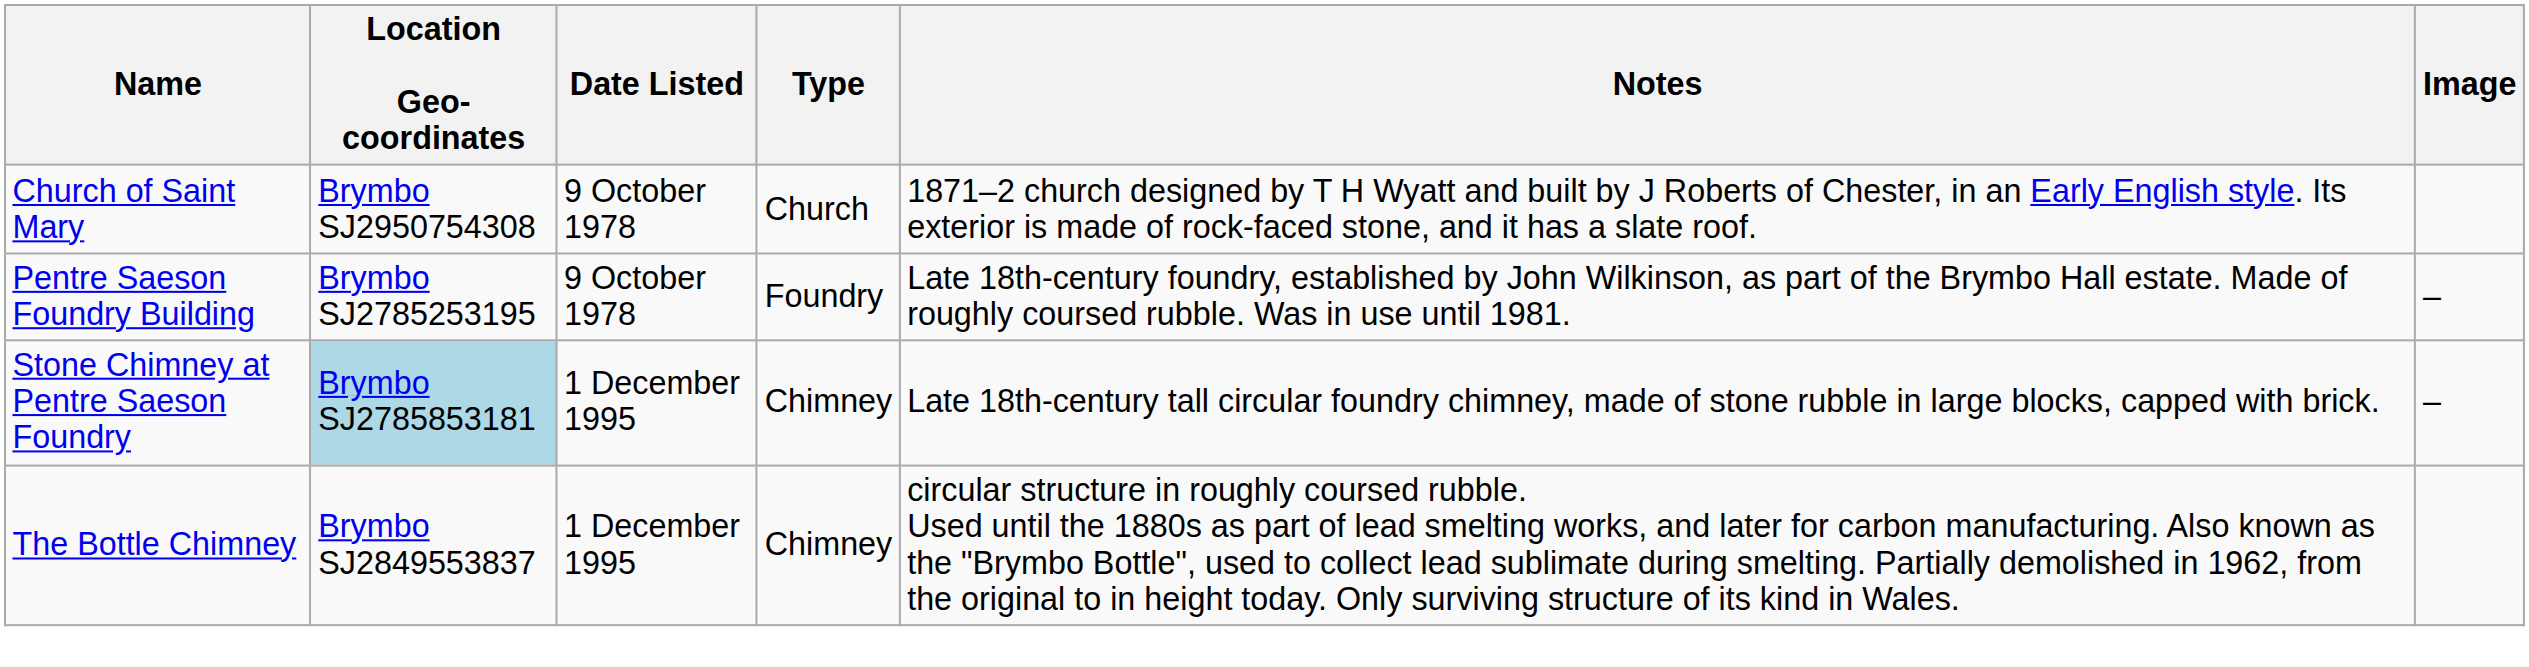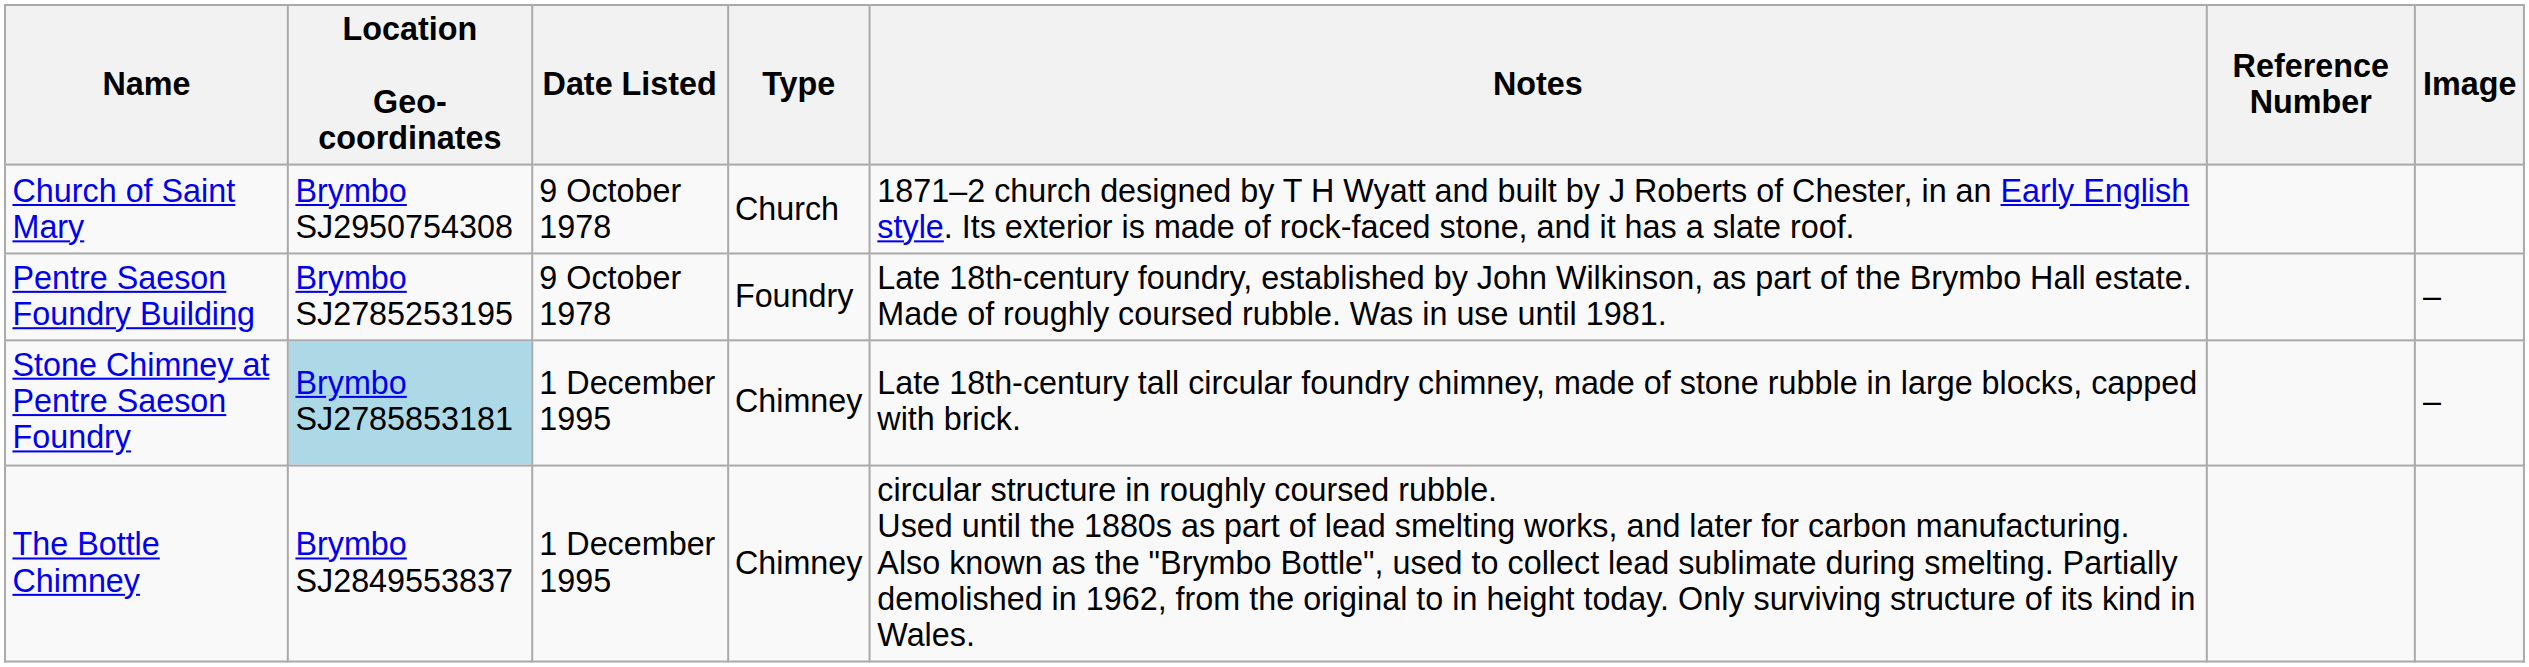+ column: (2311, 84)
